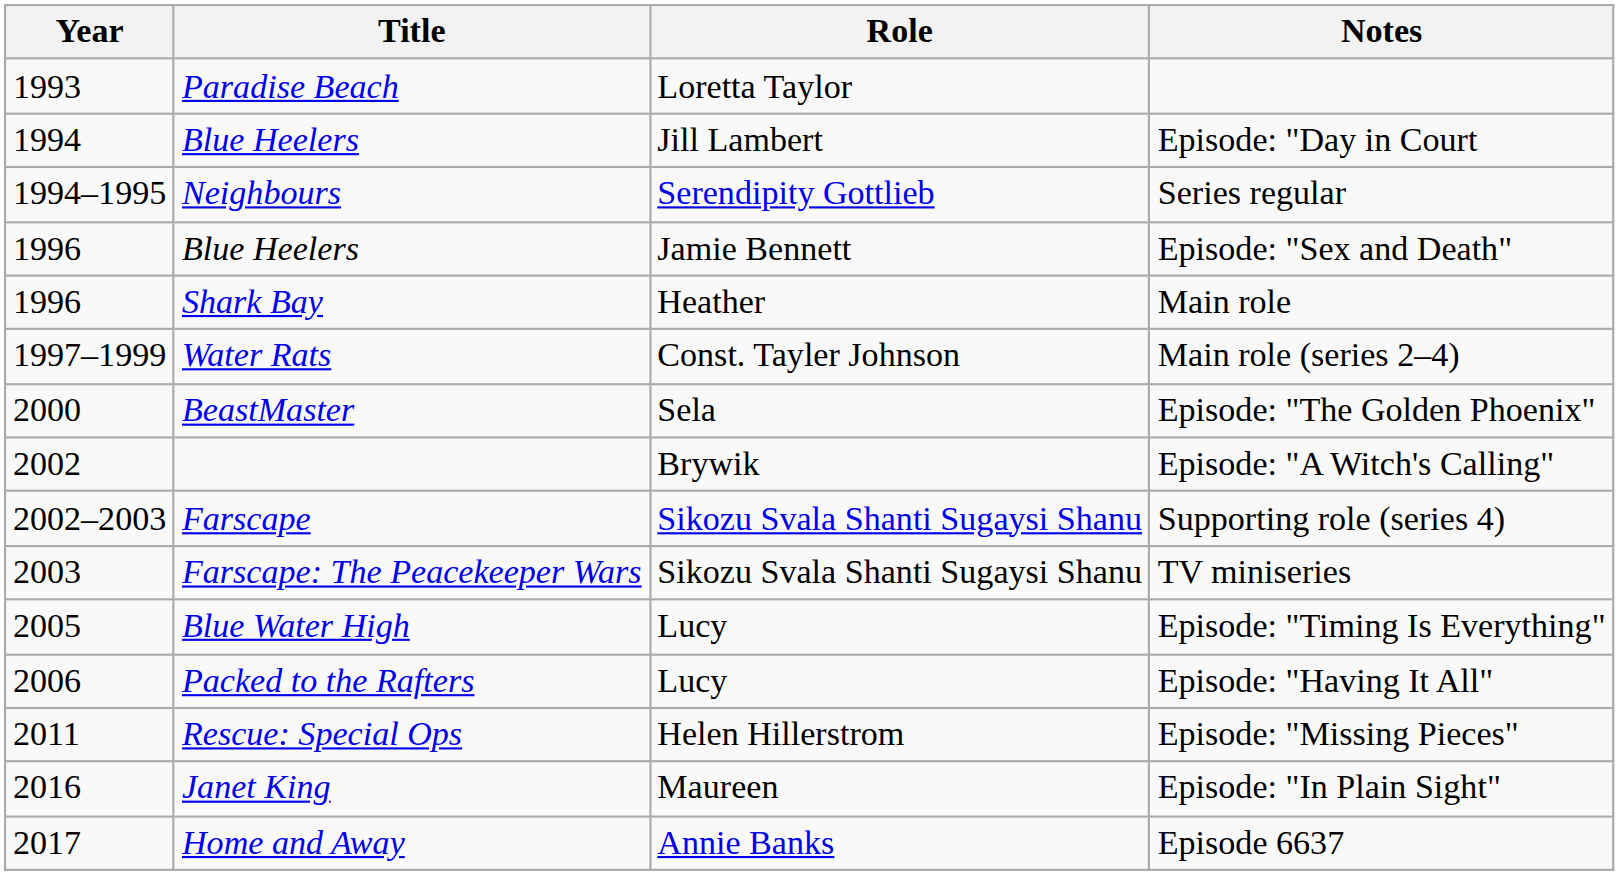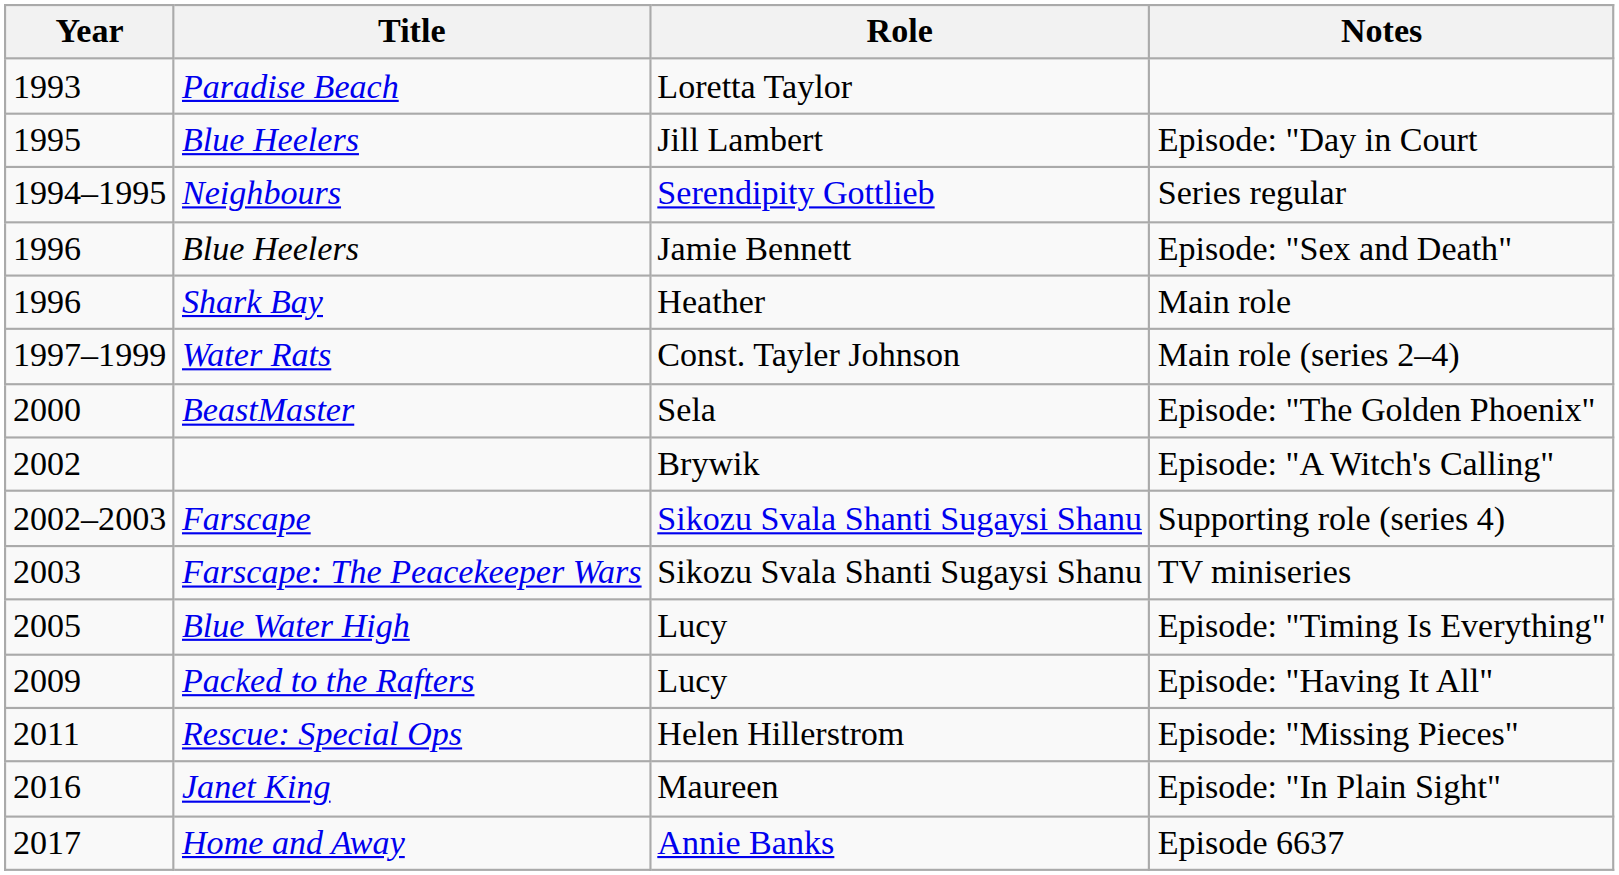(47, 139) 1994 -> (47, 139) 1995
(47, 680) 2006 -> (47, 680) 2009
